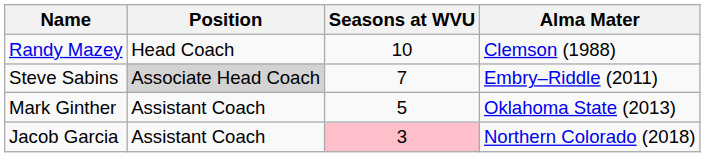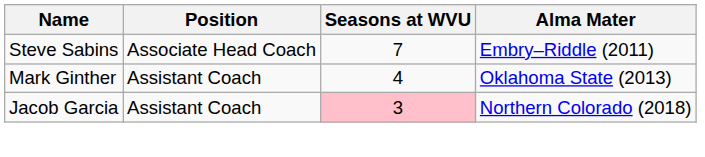- row: (66, 49)
(226, 78) lightgrey background -> (222, 49) no background
(402, 108) 5 -> (398, 78) 4
